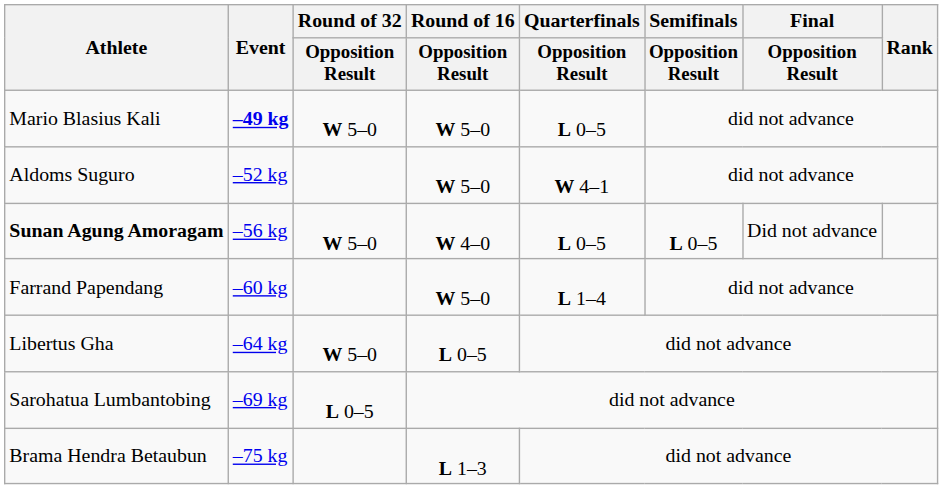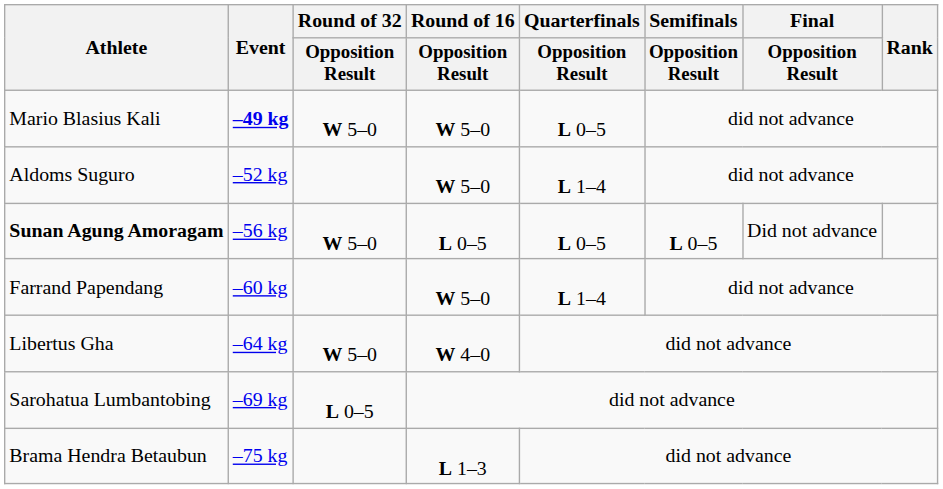(582, 186) W 4–1 -> (582, 186) L 1–4
(463, 243) W 4–0 -> (463, 243) L 0–5
(463, 355) L 0–5 -> (463, 355) W 4–0
